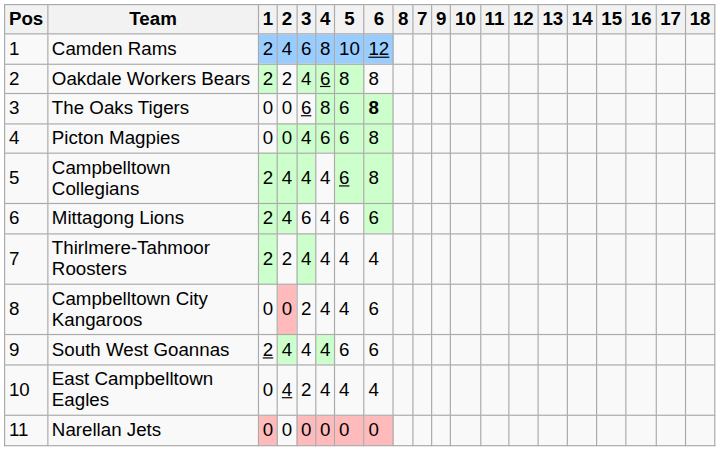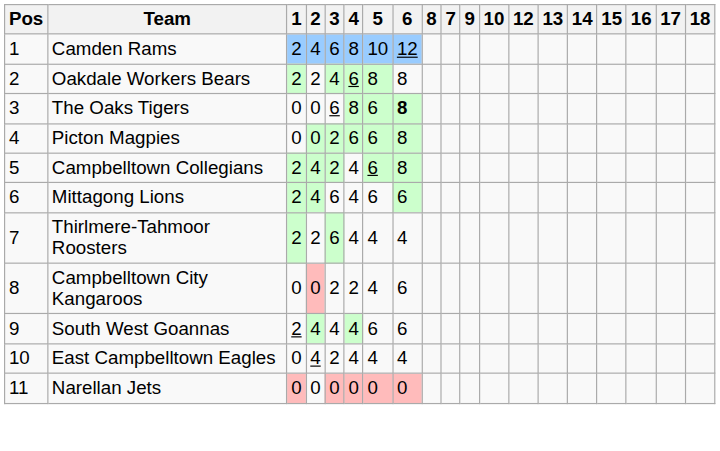- column: (494, 19)
(306, 138) 4 -> (335, 138) 2
(306, 178) 4 -> (335, 167) 2
(306, 258) 4 -> (335, 237) 6
(325, 309) 4 -> (354, 288) 2
